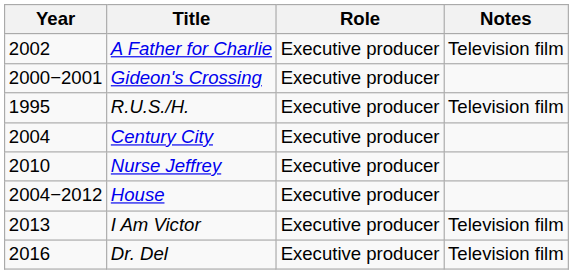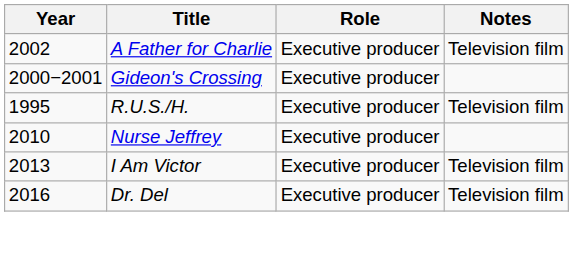- row: (162, 136)
- row: (138, 195)
